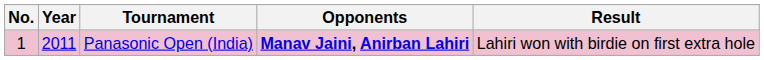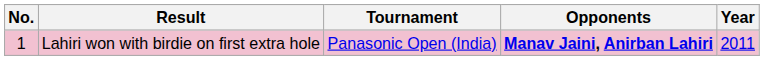columns swapped: (59, 17) <-> (616, 17)
